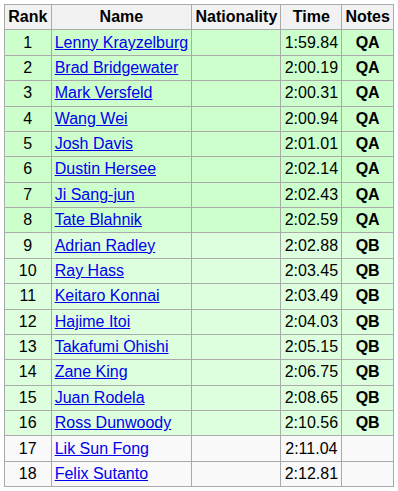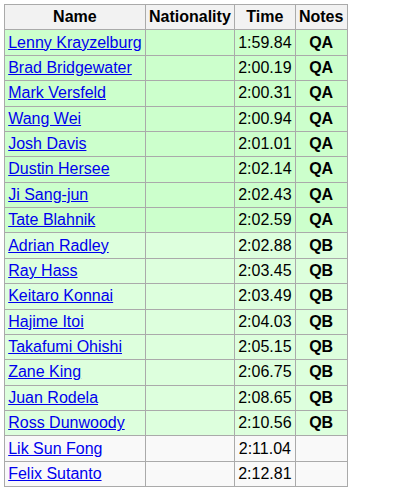- column: (28, 17)
